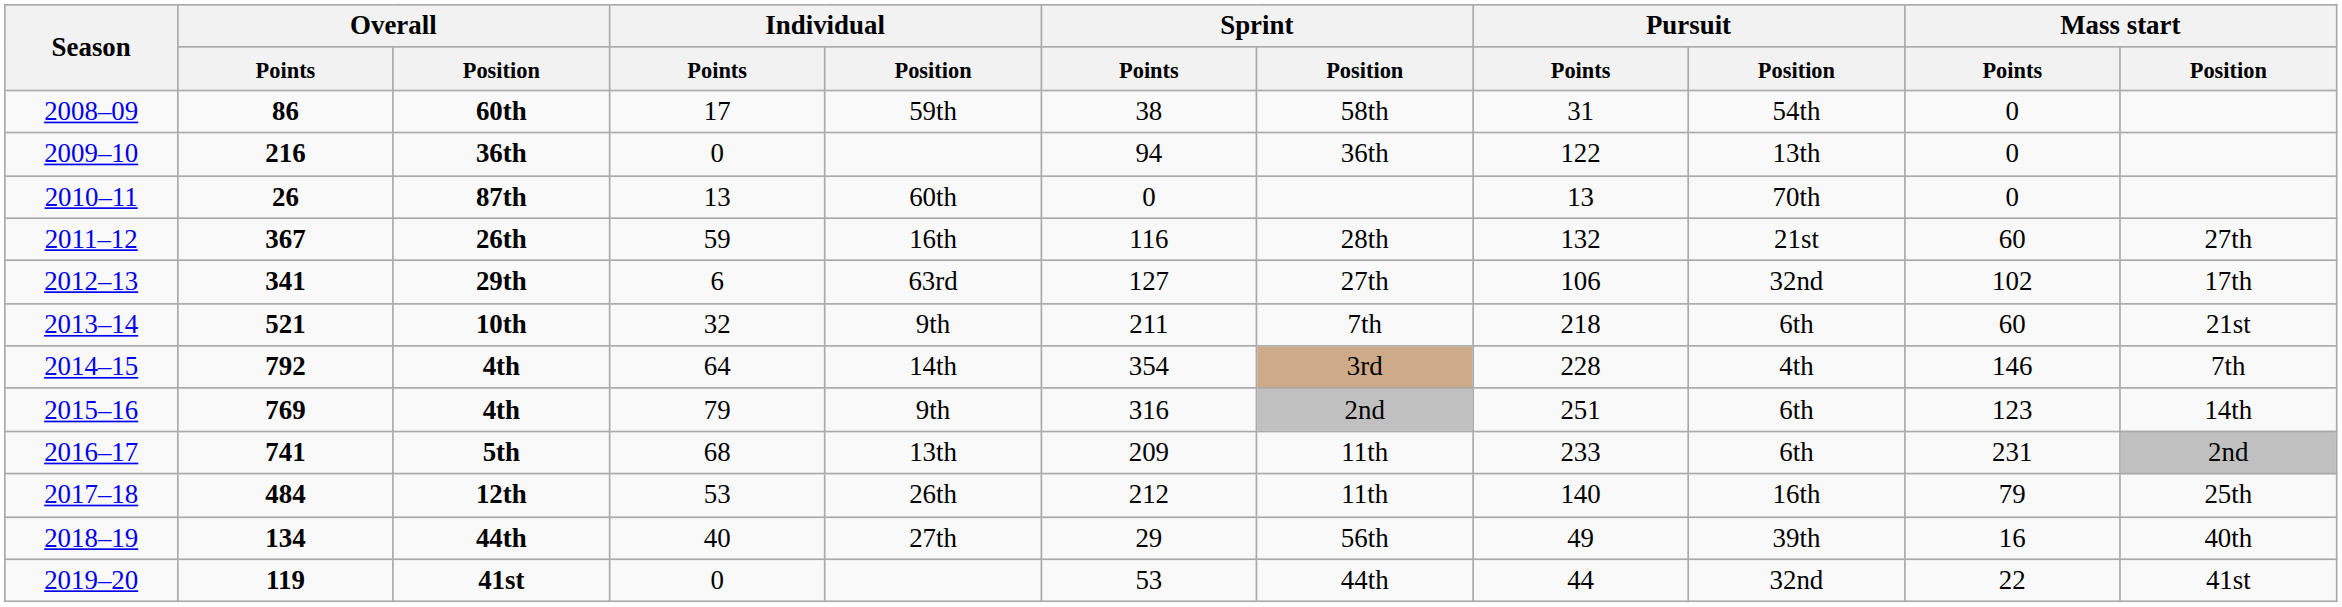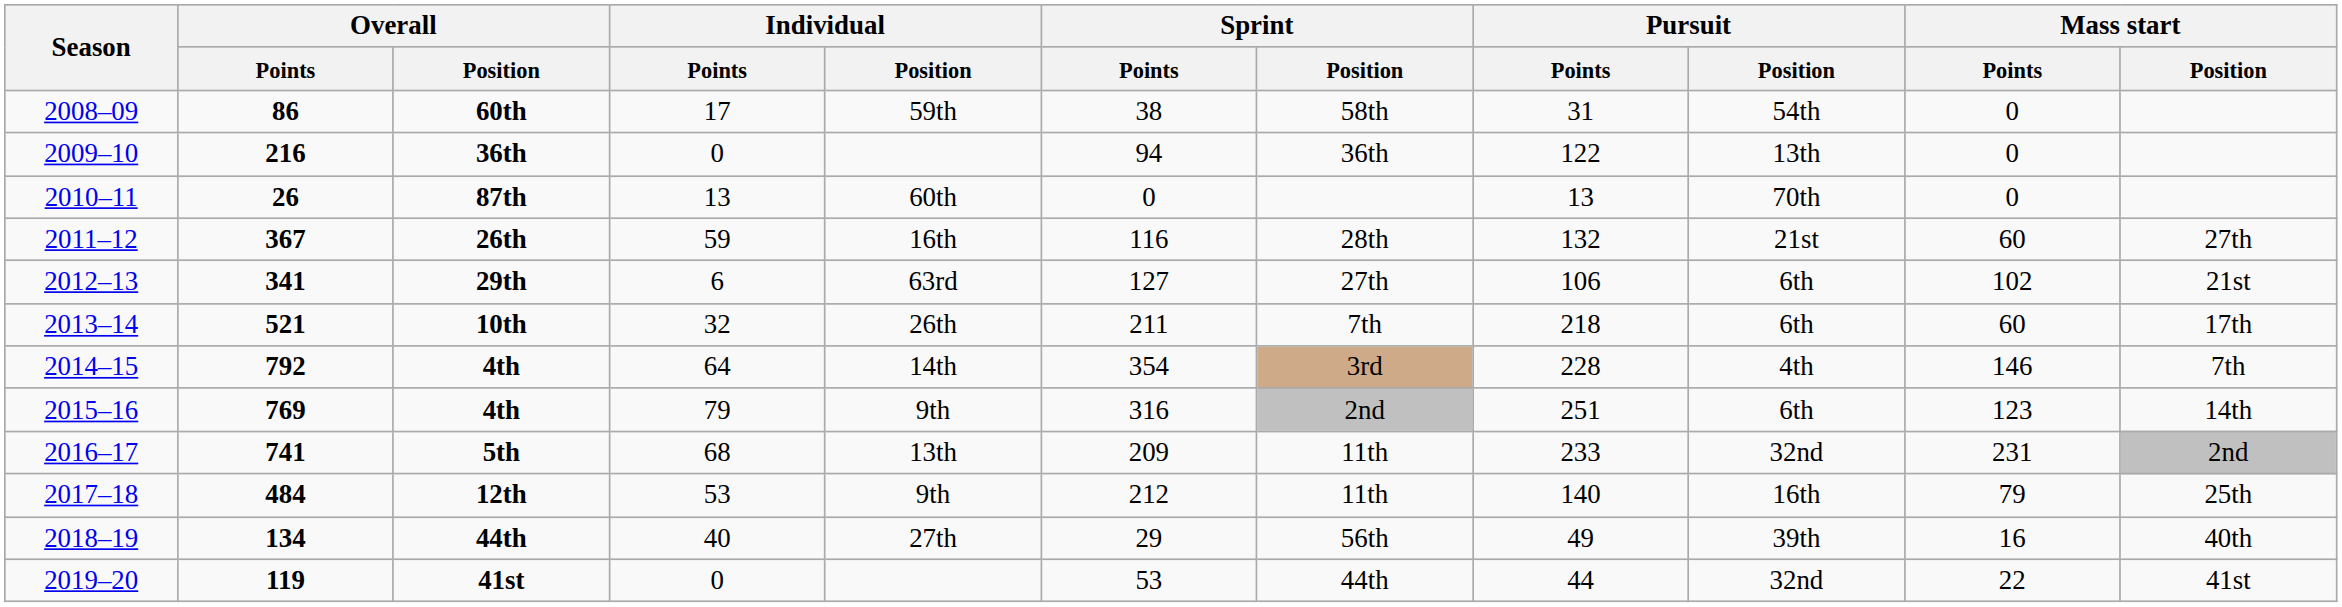(1796, 281) 32nd -> (1796, 281) 6th
(2228, 281) 17th -> (2228, 281) 21st
(933, 324) 9th -> (933, 324) 26th
(2228, 324) 21st -> (2228, 324) 17th
(1796, 452) 6th -> (1796, 452) 32nd
(933, 494) 26th -> (933, 494) 9th
